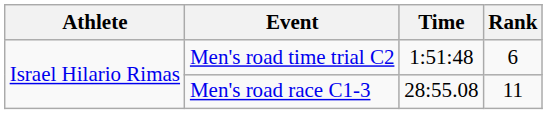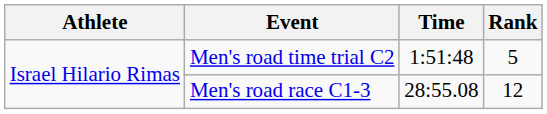(513, 56) 6 -> (513, 56) 5
(513, 91) 11 -> (513, 91) 12
